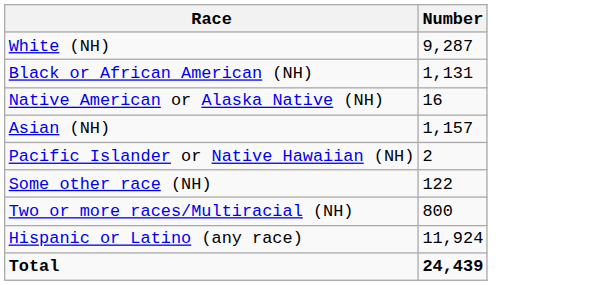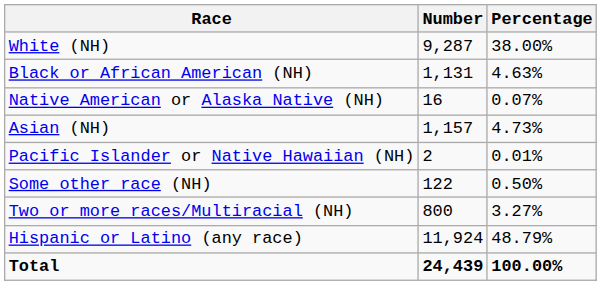+ column: (542, 18)
